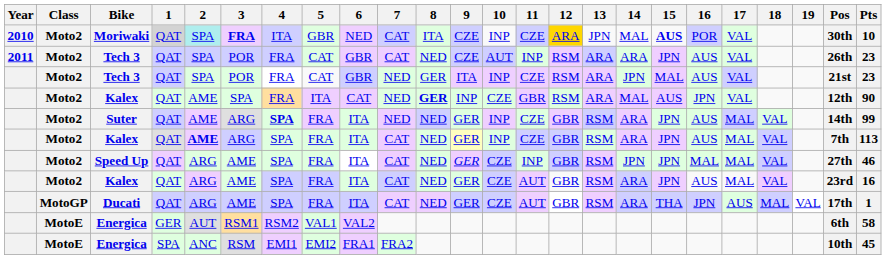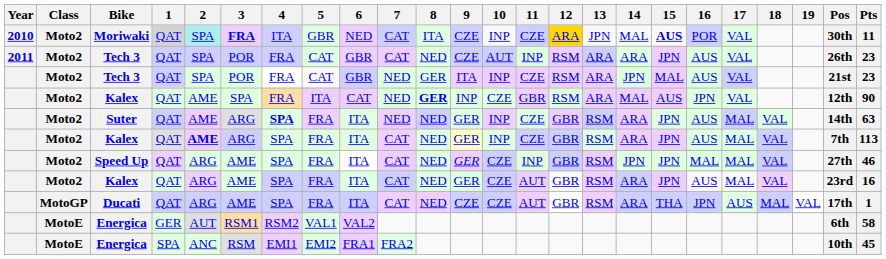(869, 35) 10 -> (869, 35) 11
(869, 118) 99 -> (869, 118) 63
(467, 202) GER -> (467, 202) CZE
